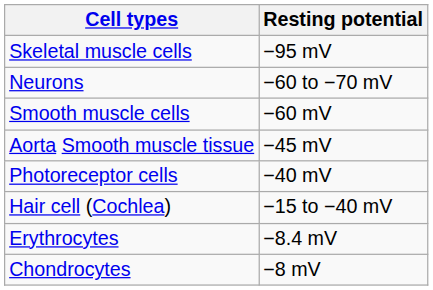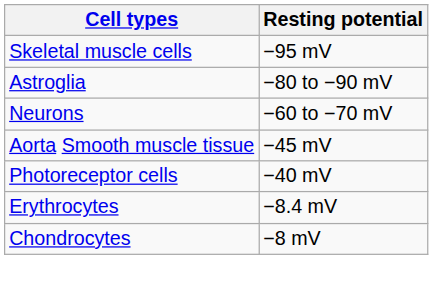+ row: (47, 82)
- row: (99, 113)
- row: (90, 207)
